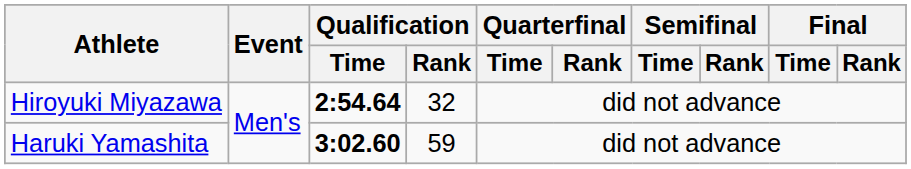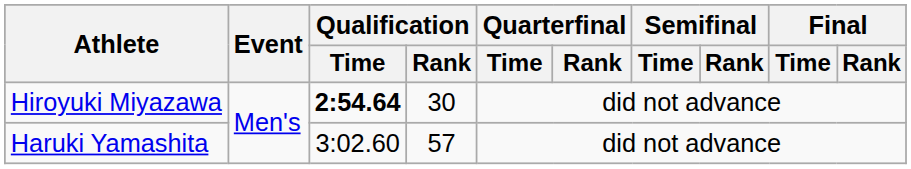(442, 103) 32 -> (442, 103) 30
(358, 143) bold -> (358, 143) normal
(442, 143) 59 -> (442, 143) 57
